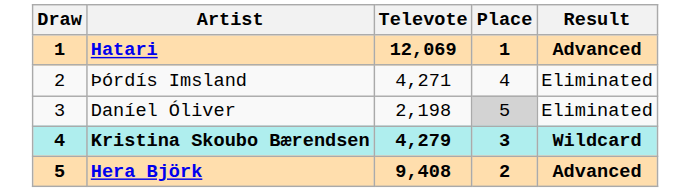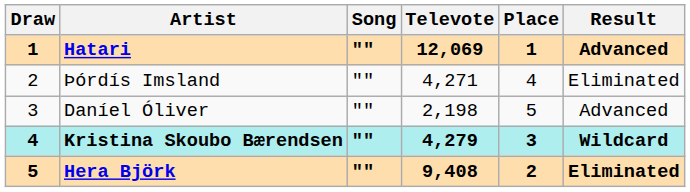+ column: (374, 20)
(505, 111) lightgrey background -> (531, 111) no background
(597, 111) Eliminated -> (624, 111) Advanced
(597, 171) Advanced -> (624, 171) Eliminated
